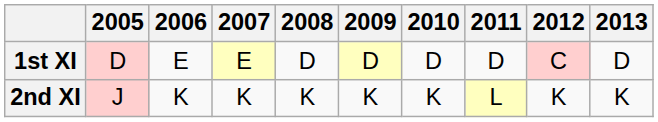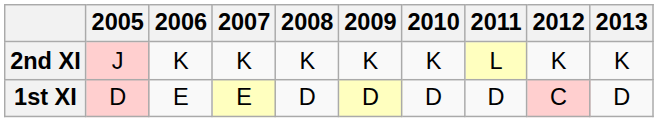rows swapped: (45, 60) <-> (45, 97)
